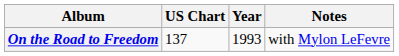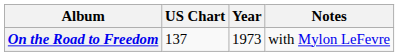(247, 39) 1993 -> (247, 39) 1973
